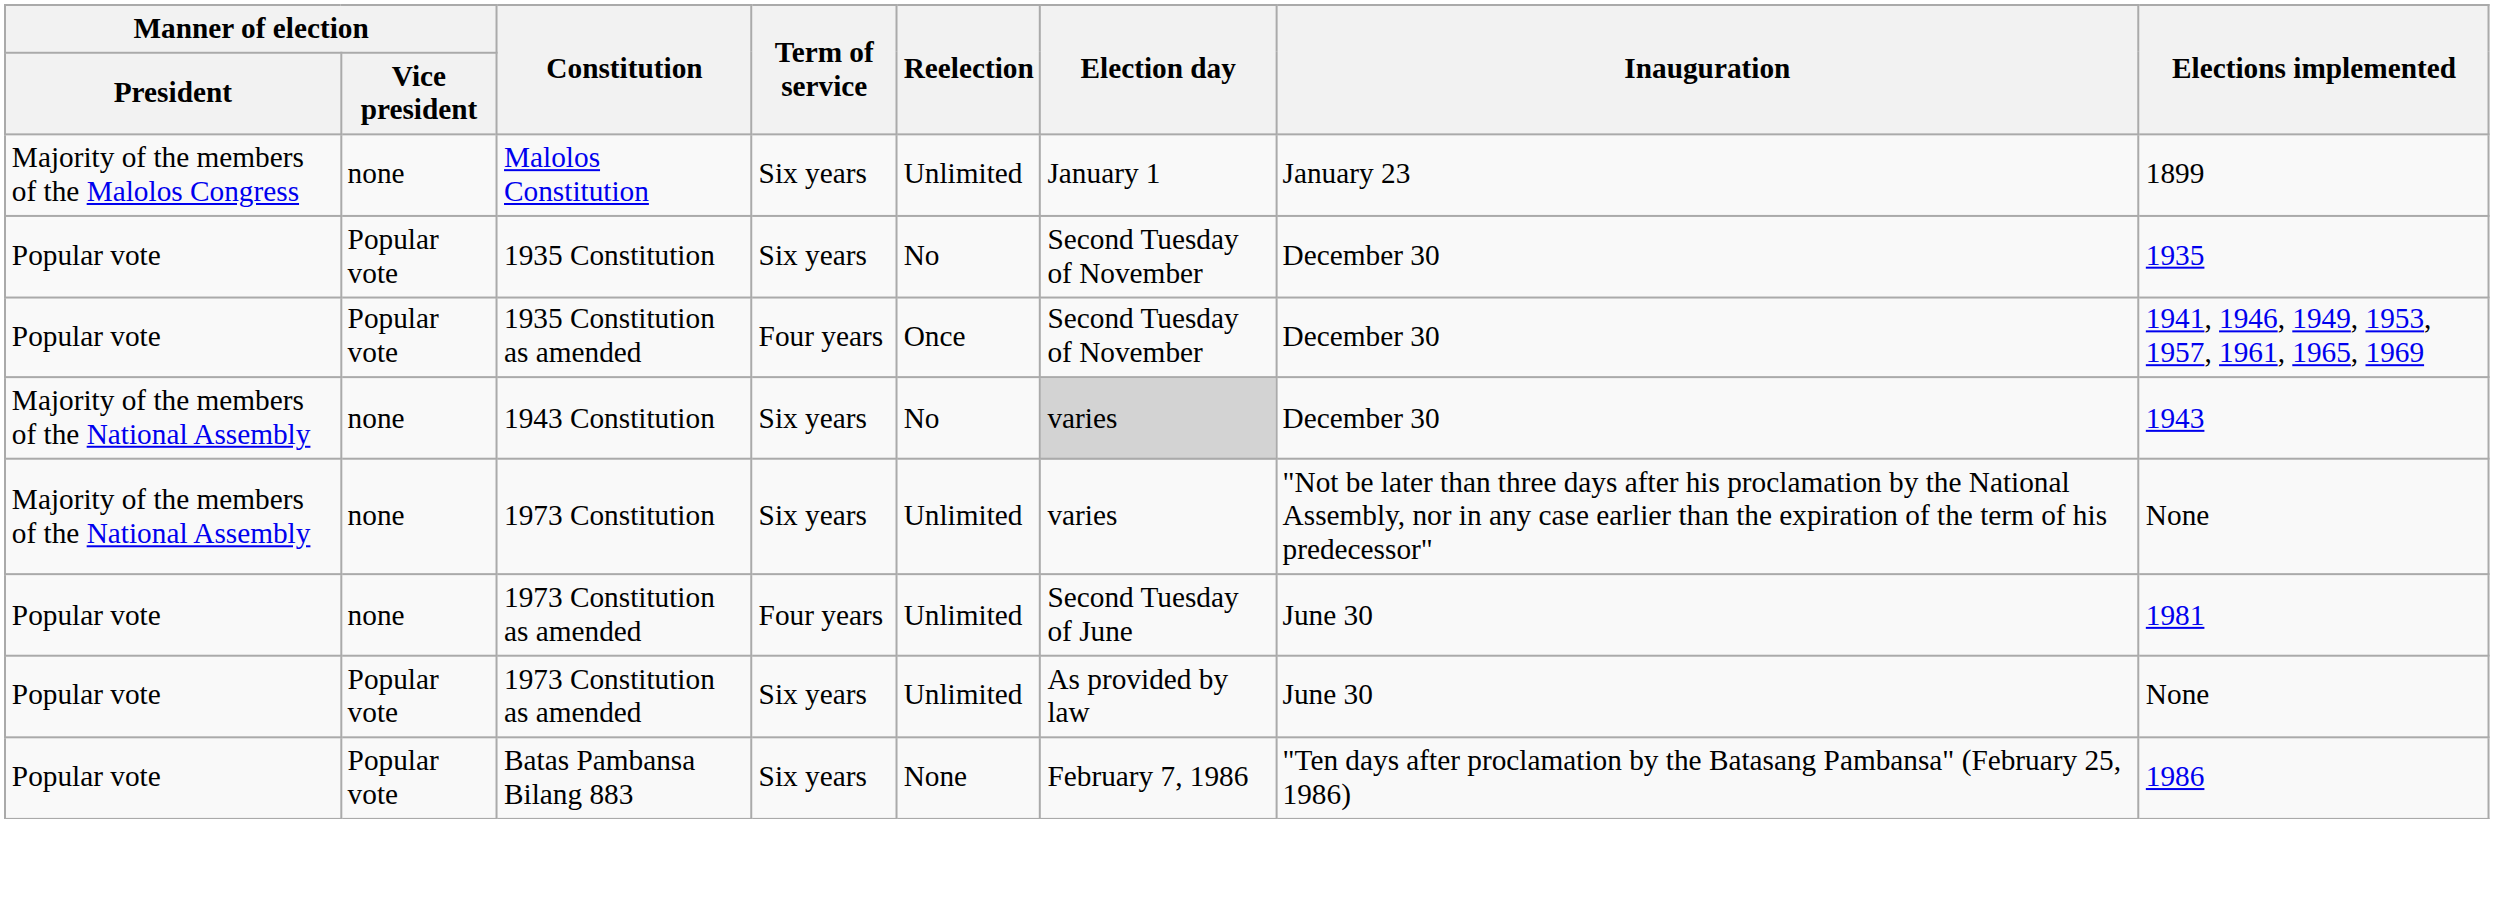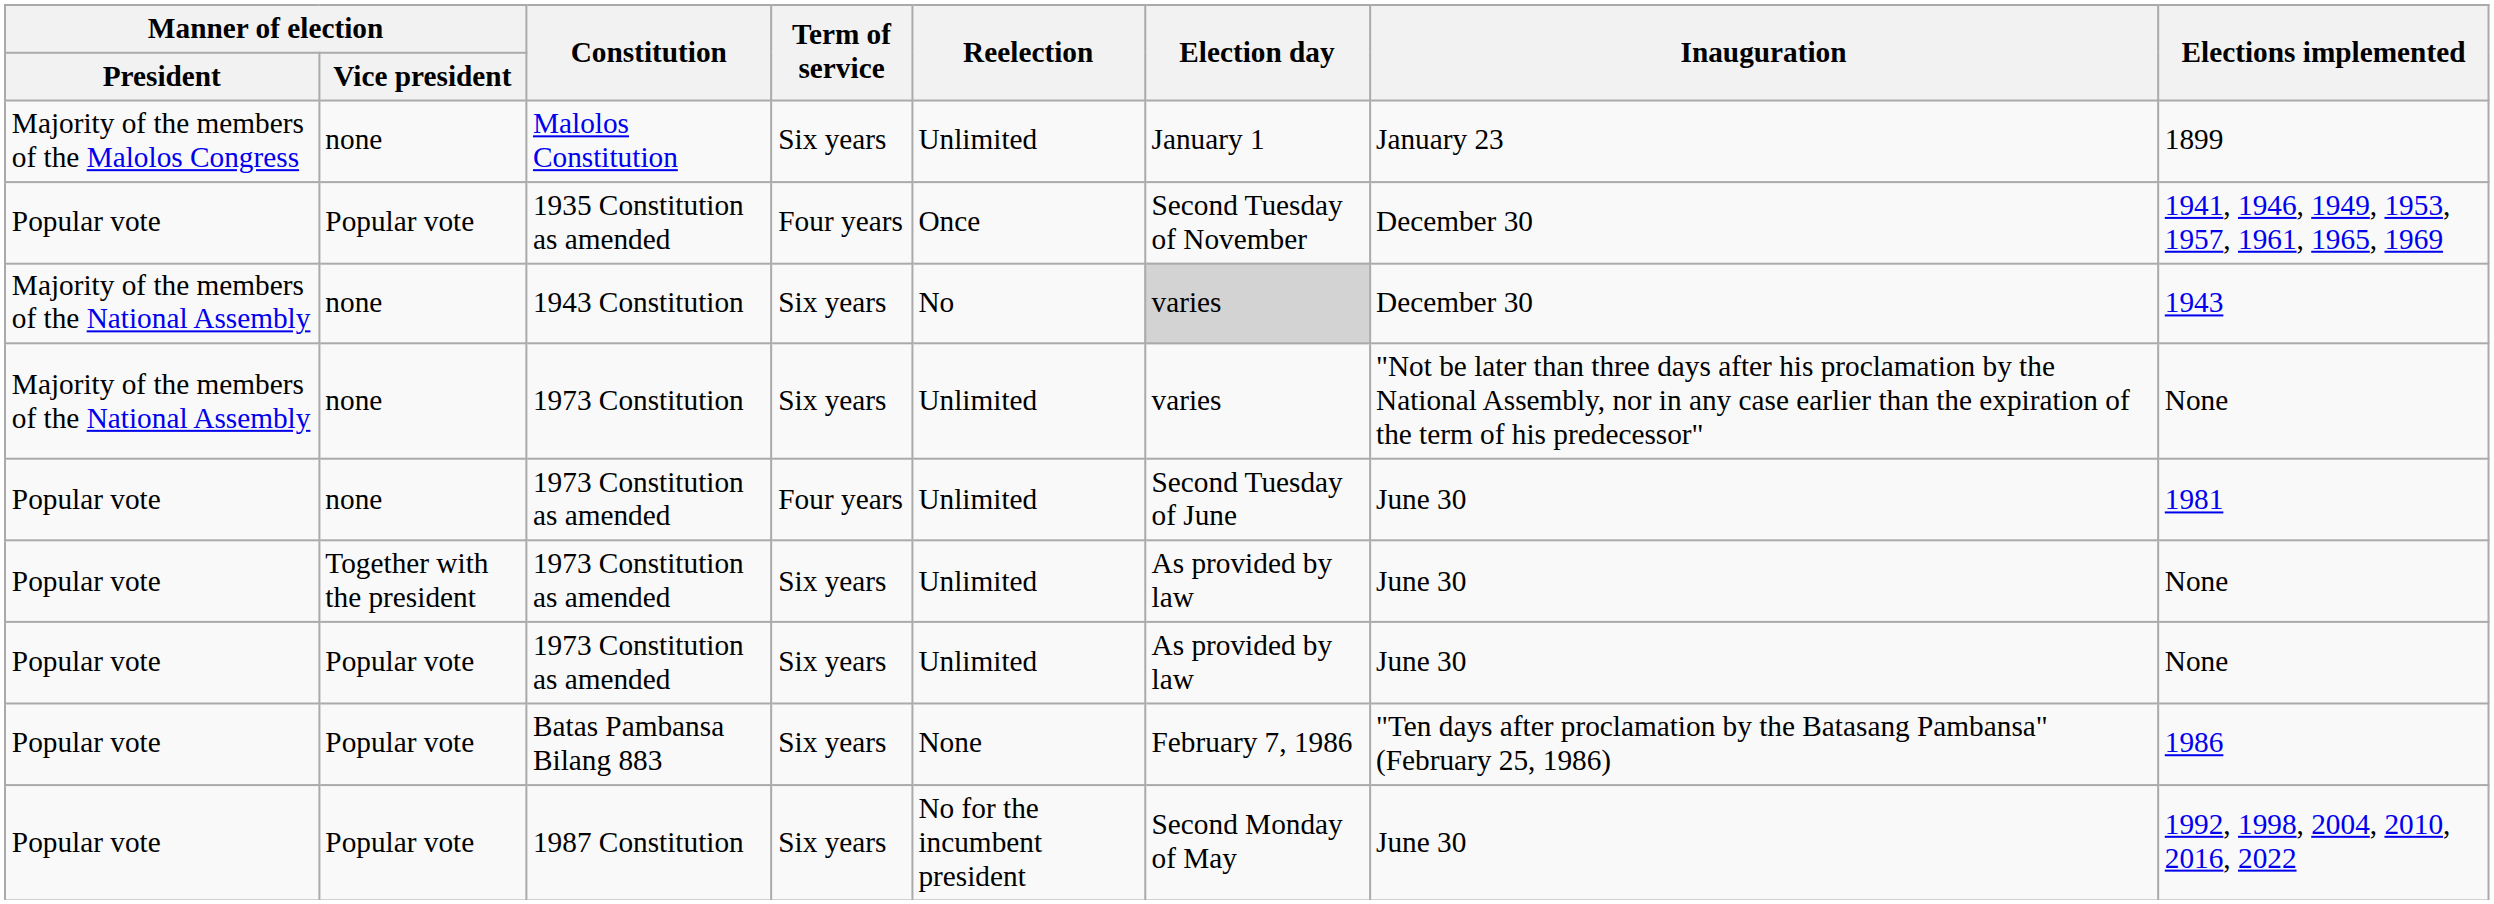- row: (393, 255)
+ row: (407, 580)
+ row: (400, 841)
